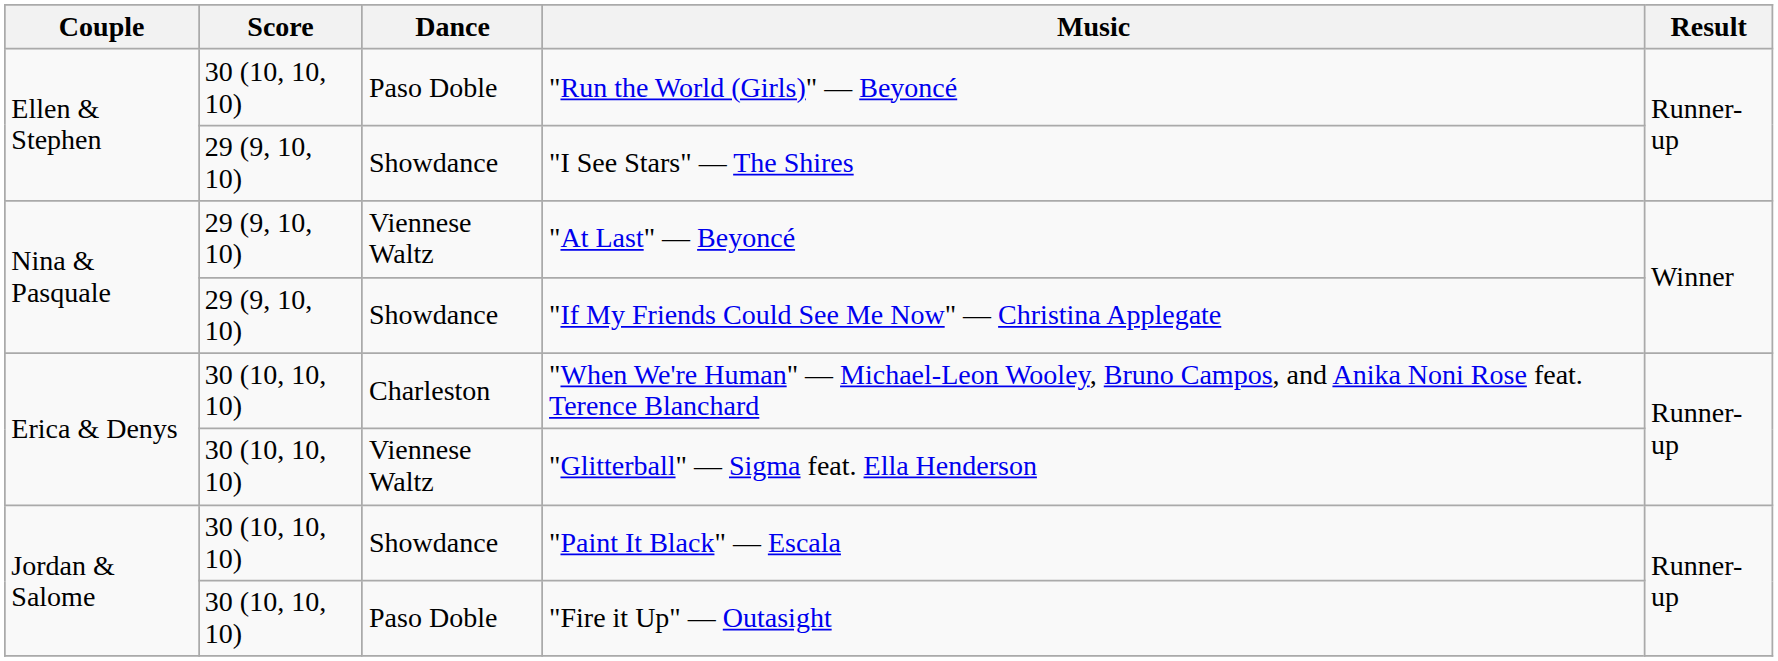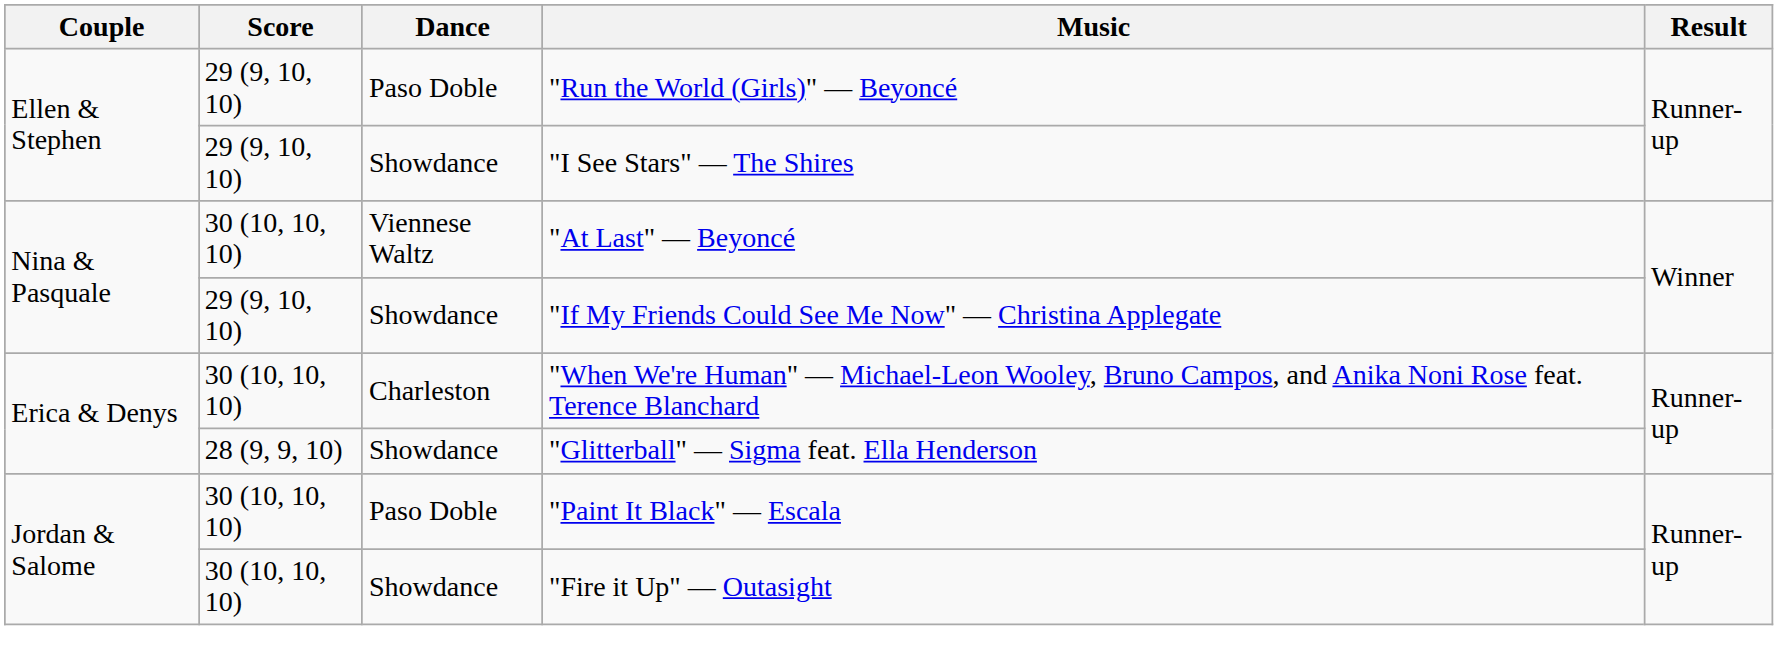(266, 86) 30 (10, 10, 10) -> (259, 86) 29 (9, 10, 10)
(259, 238) 29 (9, 10, 10) -> (266, 238) 30 (10, 10, 10)
(266, 466) 30 (10, 10, 10) -> (274, 450) 28 (9, 9, 10)
(420, 466) Viennese Waltz -> (434, 450) Showdance
(434, 542) Showdance -> (433, 510) Paso Doble
(433, 618) Paso Doble -> (434, 586) Showdance
